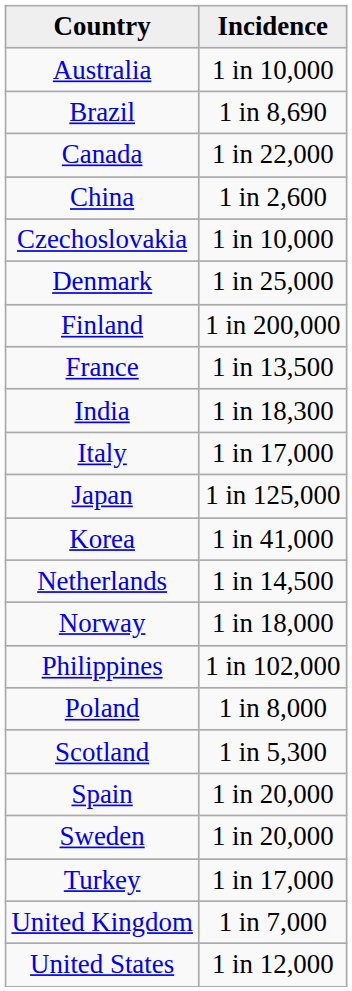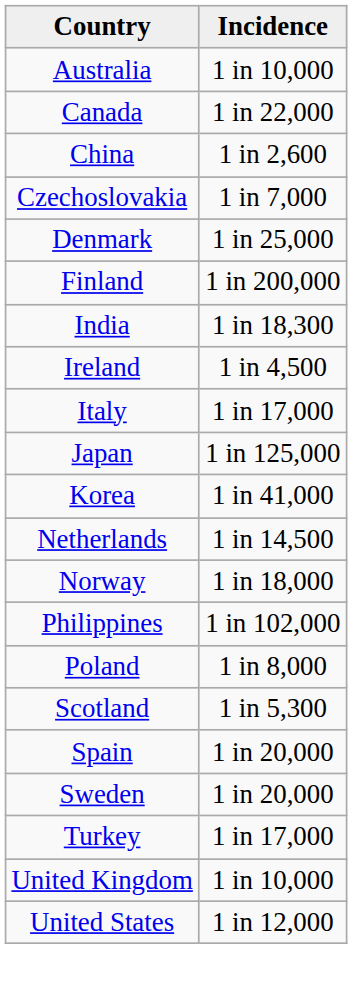- row: (102, 111)
(273, 239) 1 in 10,000 -> (273, 197) 1 in 7,000
- row: (102, 367)
+ row: (102, 367)
(273, 921) 1 in 7,000 -> (273, 879) 1 in 10,000
